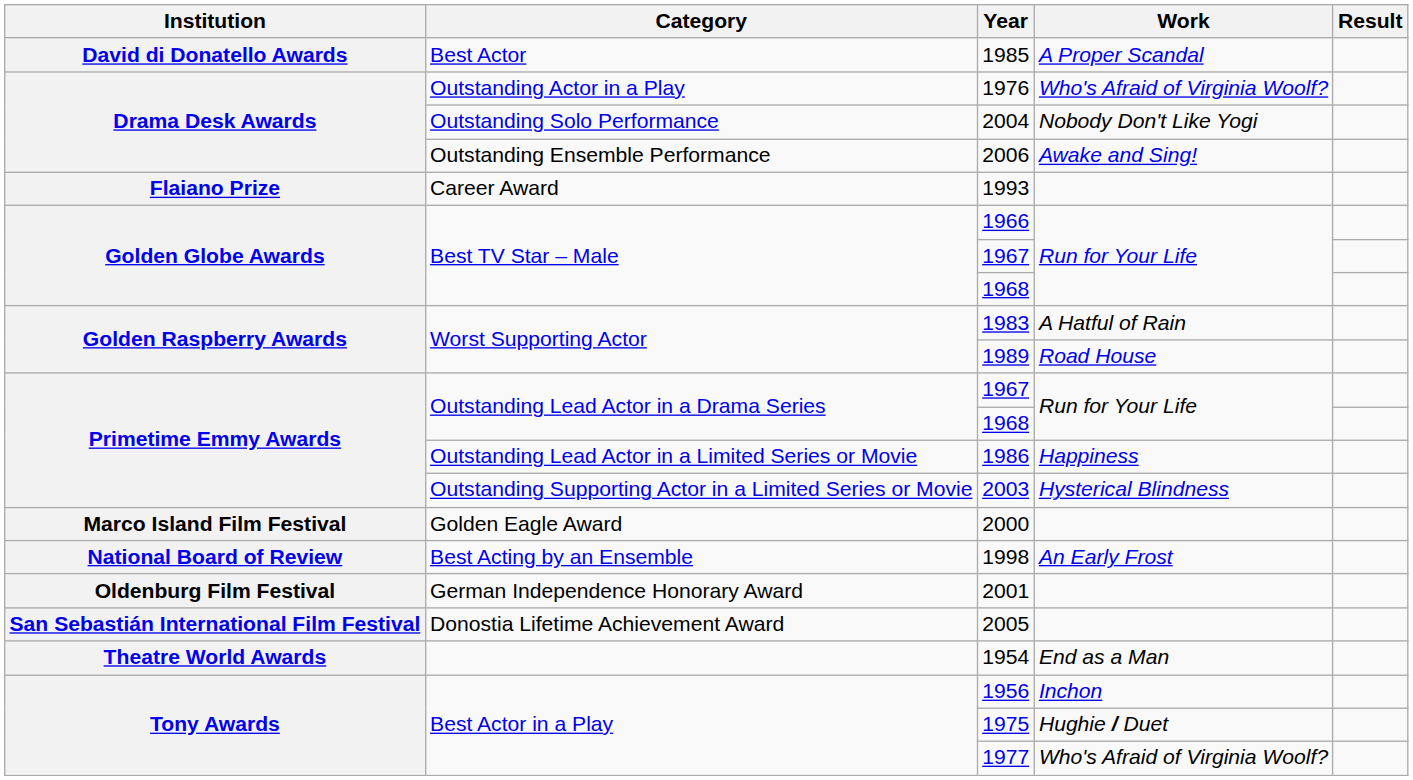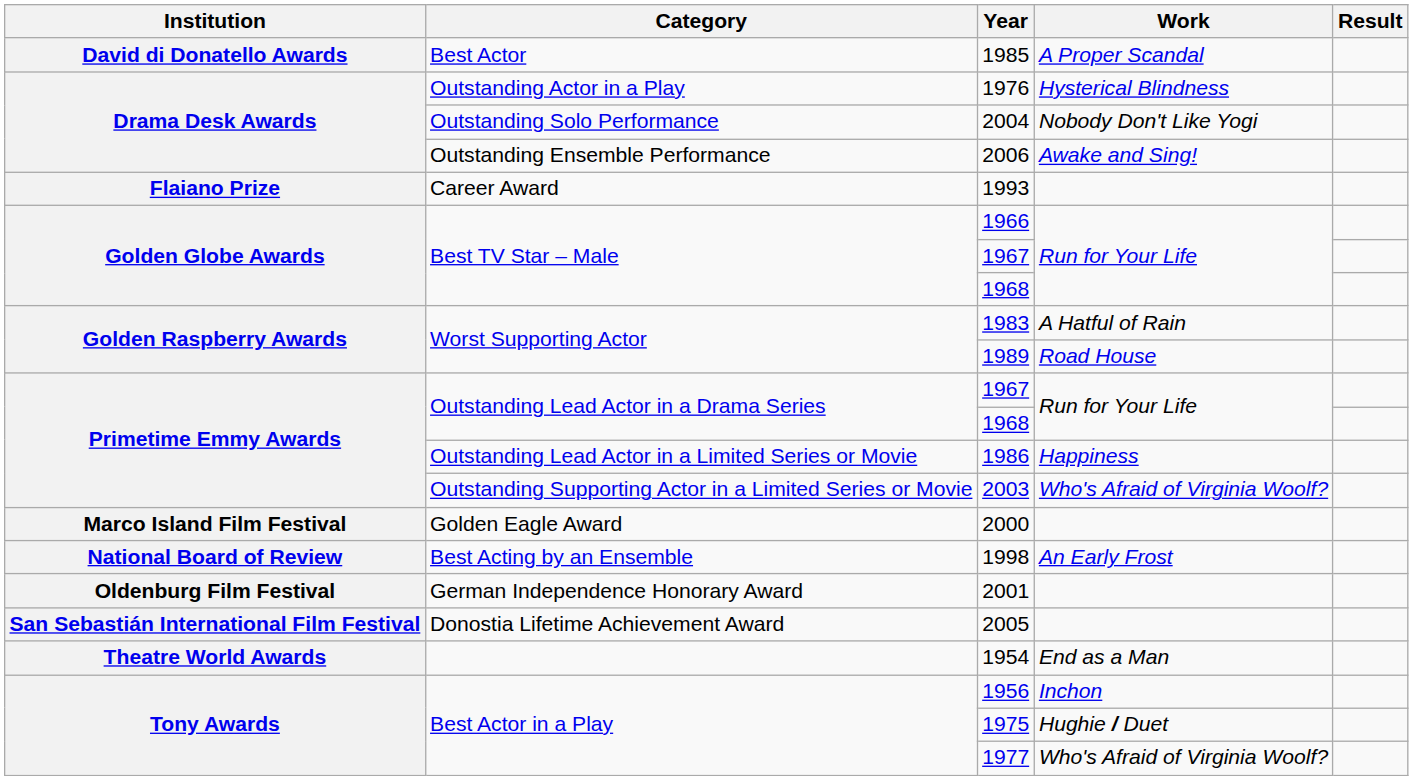(1184, 88) Who's Afraid of Virginia Woolf? -> (1134, 88) Hysterical Blindness
(1134, 490) Hysterical Blindness -> (1184, 490) Who's Afraid of Virginia Woolf?
